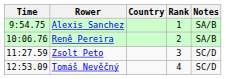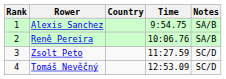columns swapped: (179, 11) <-> (27, 11)
